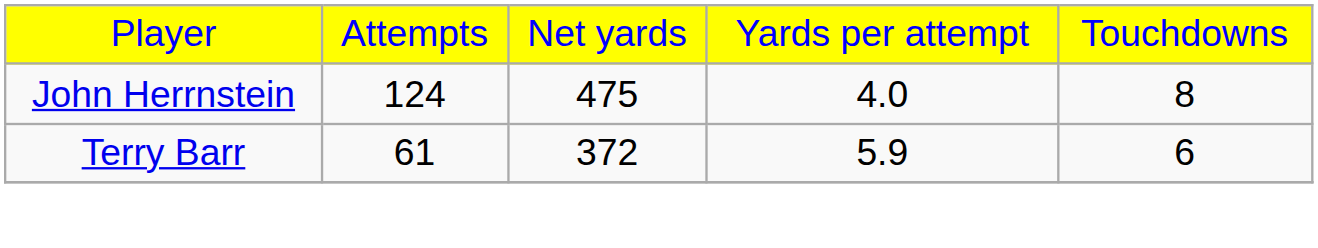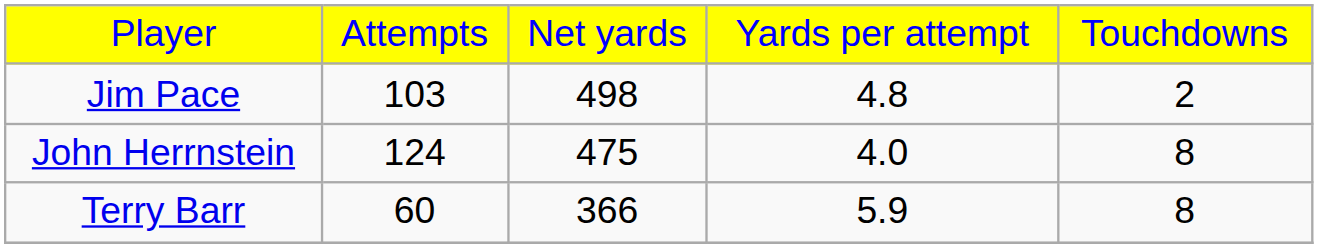+ row: (163, 93)
(415, 152) 61 -> (415, 211) 60
(607, 152) 372 -> (607, 211) 366
(1185, 152) 6 -> (1185, 211) 8
